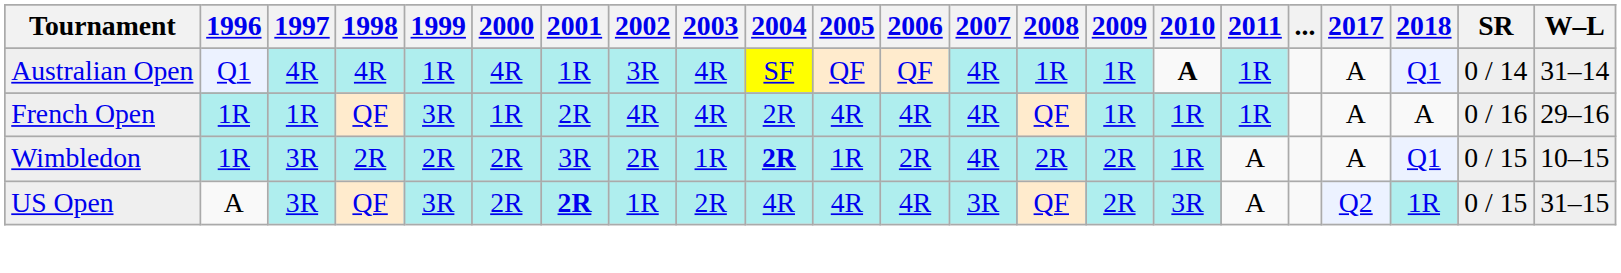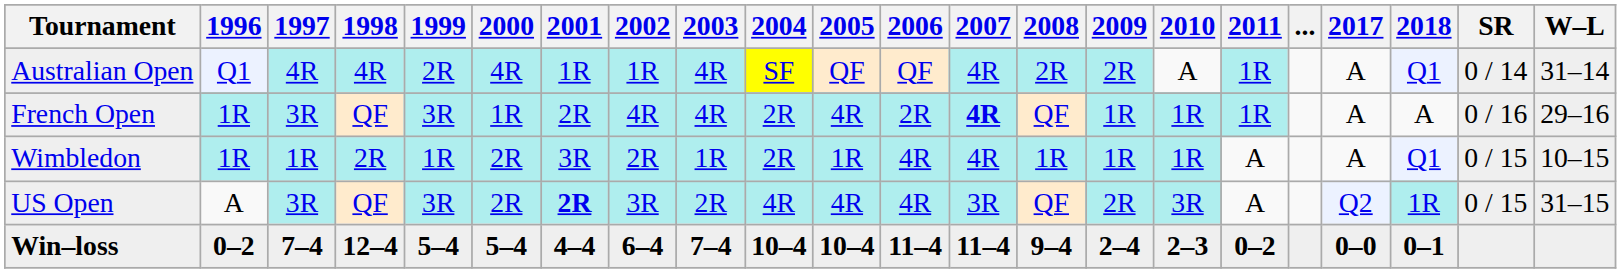(438, 70) 1R -> (438, 70) 2R
(643, 70) 3R -> (643, 70) 1R
(1051, 70) 1R -> (1051, 70) 2R
(1119, 70) 1R -> (1119, 70) 2R
(1188, 70) bold -> (1188, 70) normal
(302, 114) 1R -> (302, 114) 3R
(915, 114) 4R -> (915, 114) 2R
(983, 114) normal -> (983, 114) bold
(302, 158) 3R -> (302, 158) 1R
(438, 158) 2R -> (438, 158) 1R
(779, 158) bold -> (779, 158) normal
(915, 158) 2R -> (915, 158) 4R
(1051, 158) 2R -> (1051, 158) 1R
(1119, 158) 2R -> (1119, 158) 1R
(643, 202) 1R -> (643, 202) 3R
+ row: (65, 245)
